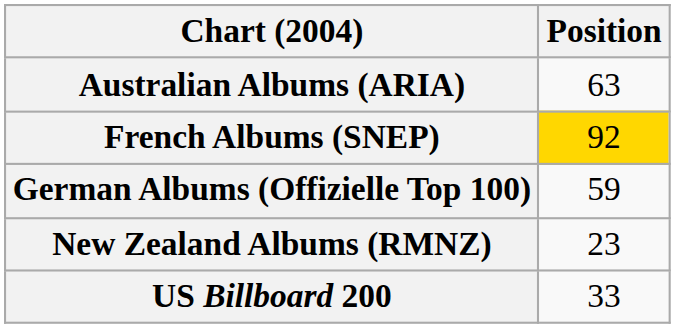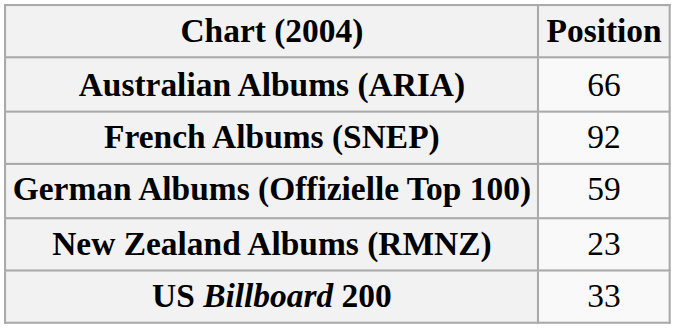(604, 84) 63 -> (604, 84) 66
(604, 137) gold background -> (604, 137) no background
